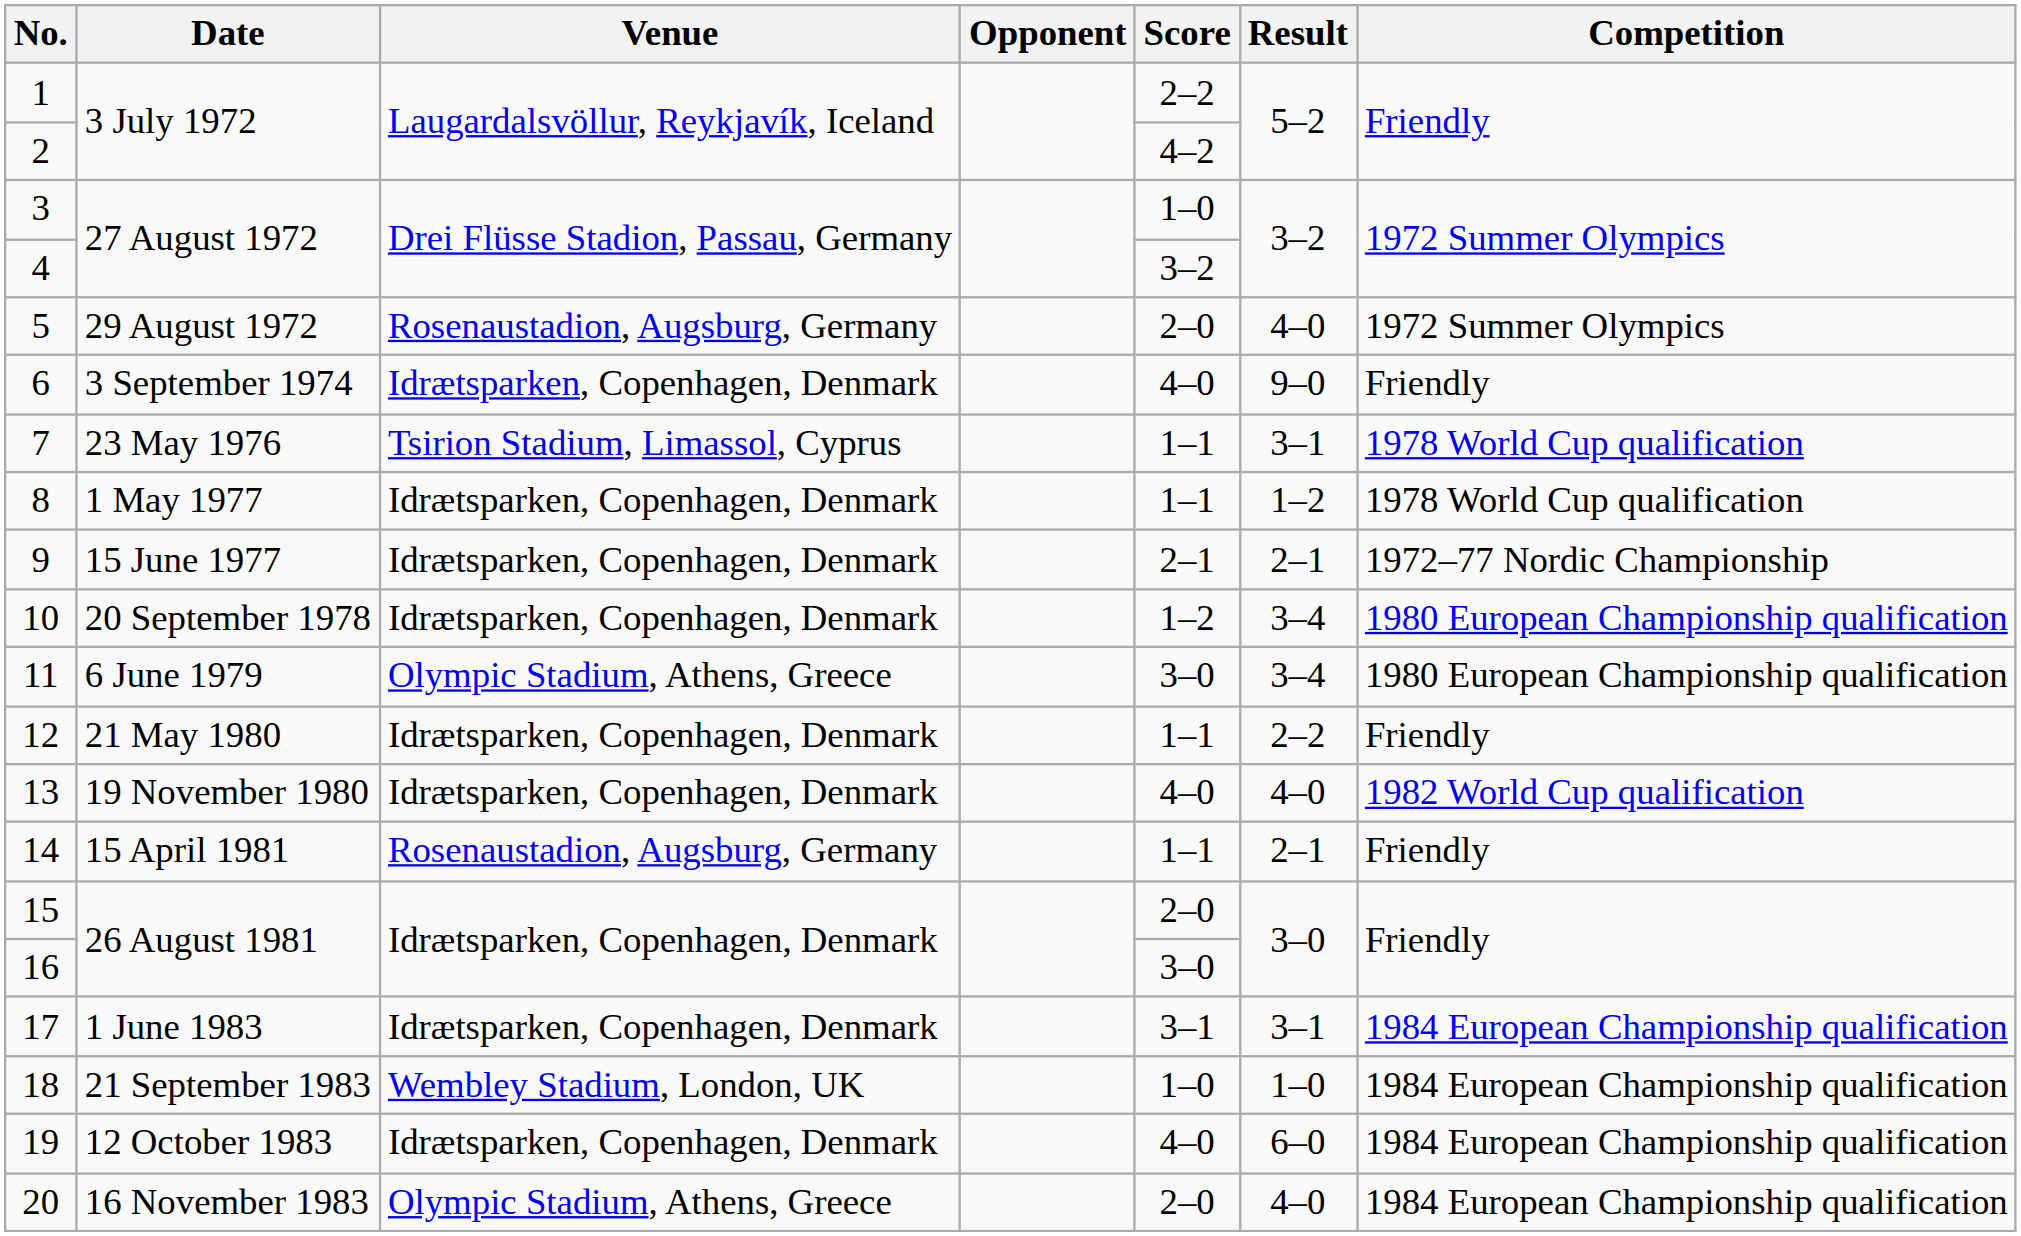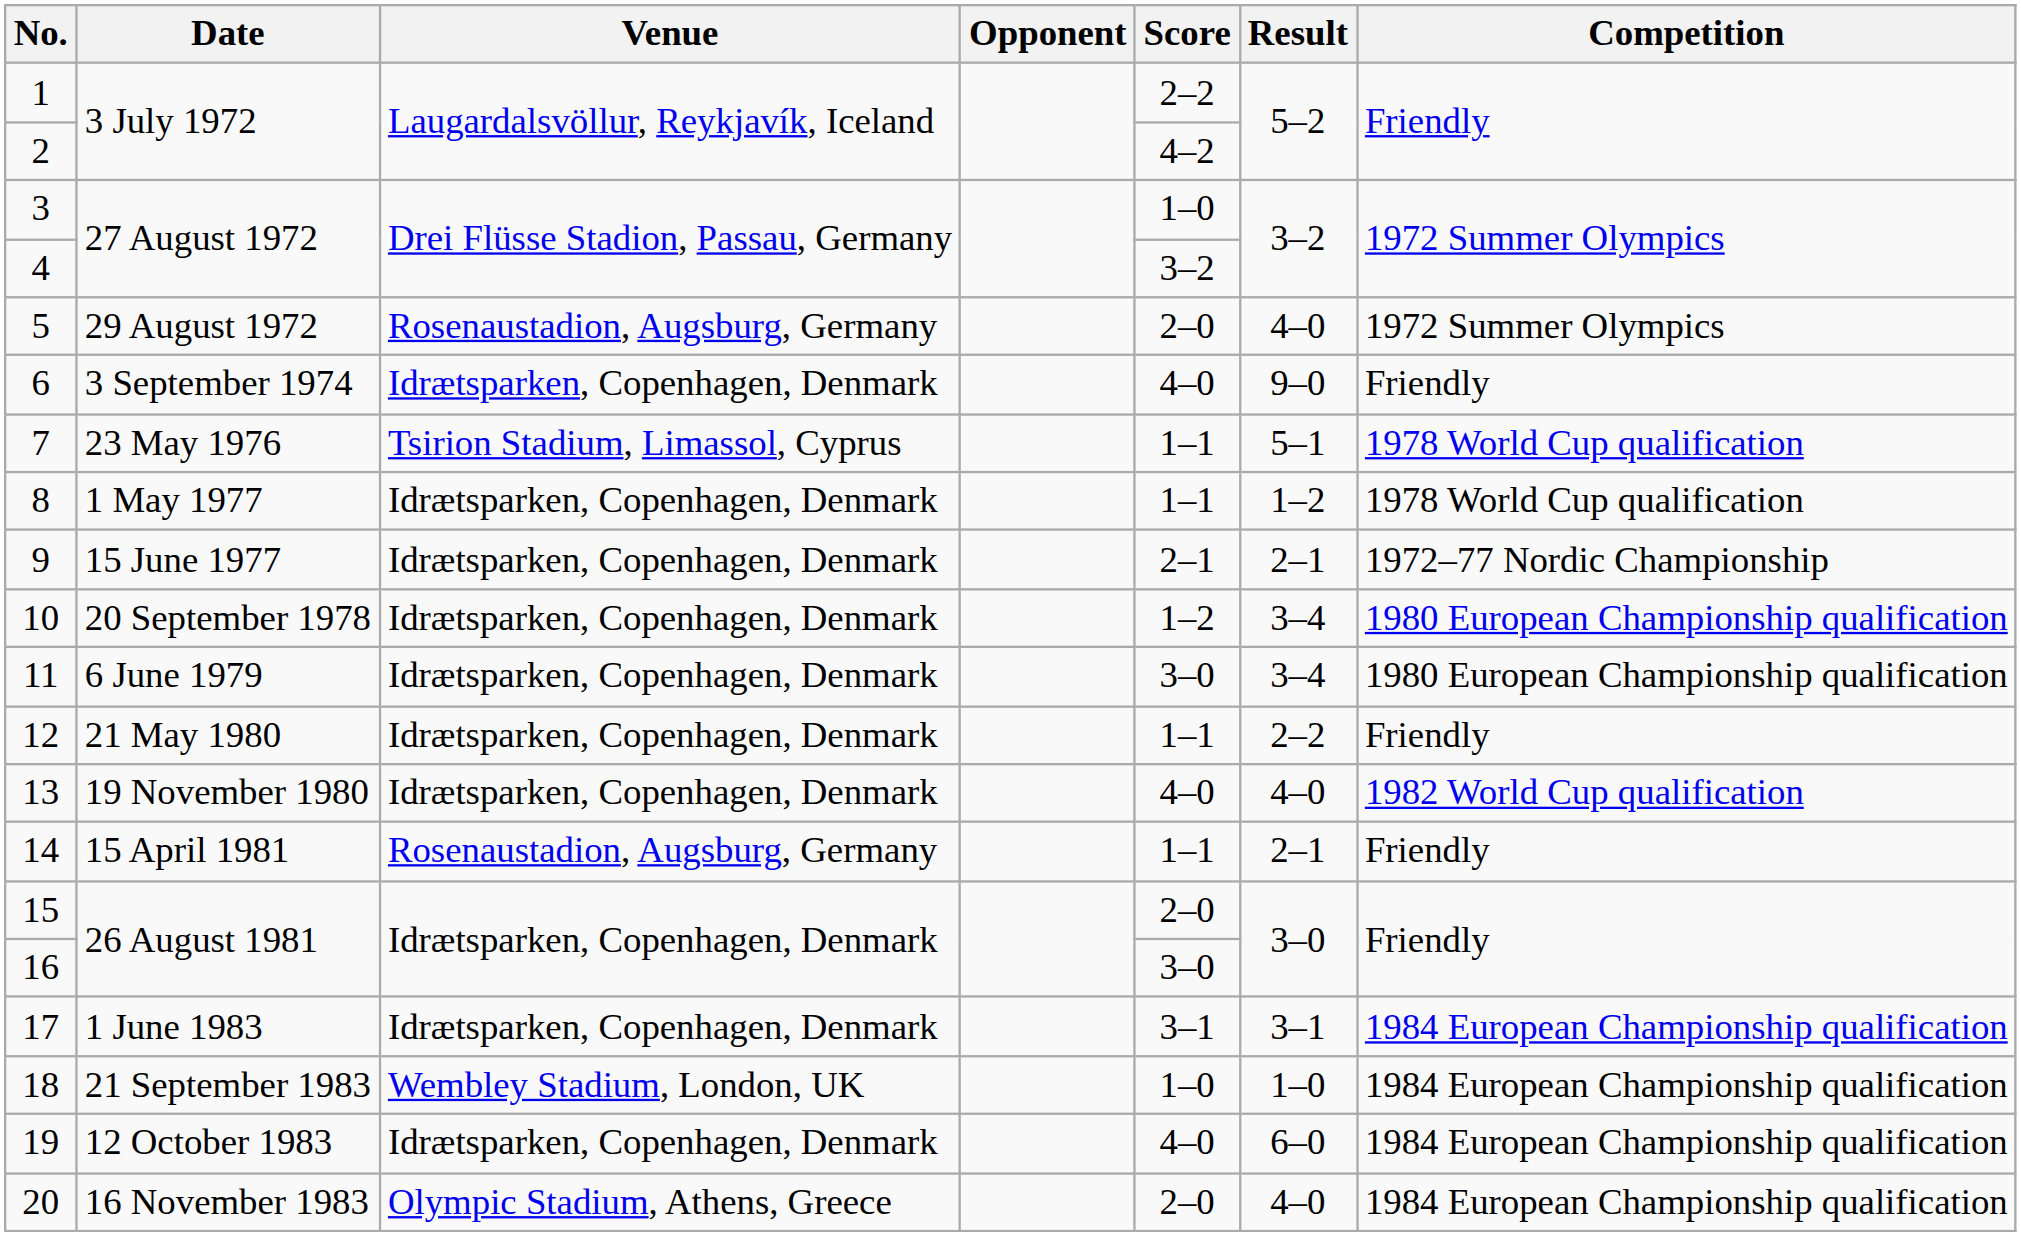(1298, 442) 3–1 -> (1298, 442) 5–1
(640, 675) Olympic Stadium, Athens, Greece -> (663, 675) Idrætsparken, Copenhagen, Denmark
